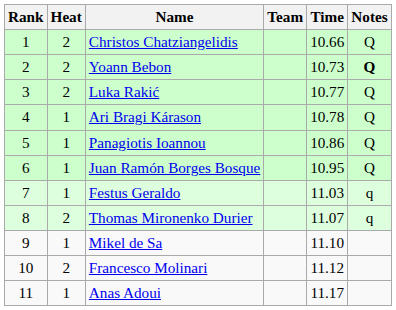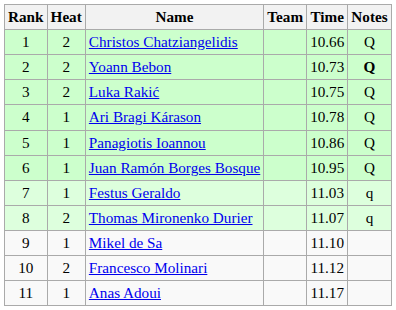(327, 92) 10.77 -> (327, 92) 10.75
